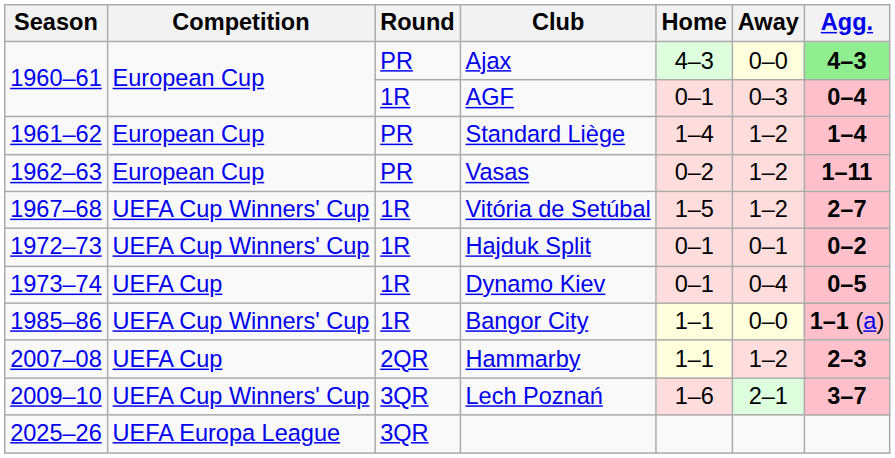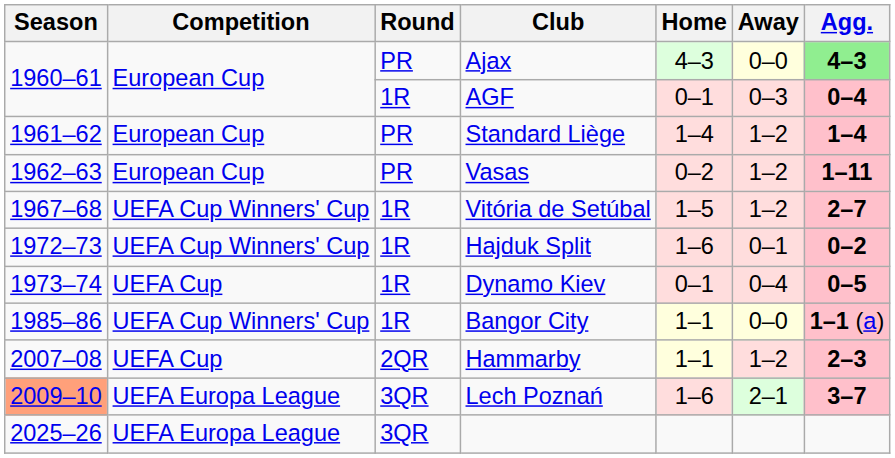(694, 246) 0–1 -> (694, 246) 1–6
(56, 396) no background -> (56, 396) lightsalmon background
(241, 396) UEFA Cup Winners' Cup -> (226, 396) UEFA Europa League
